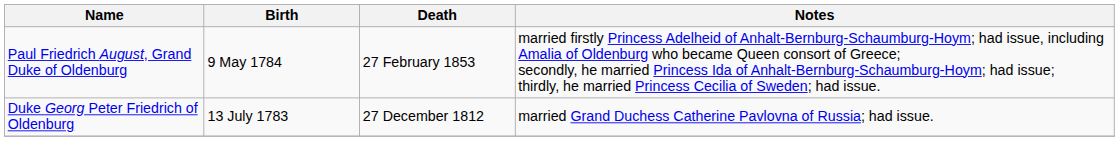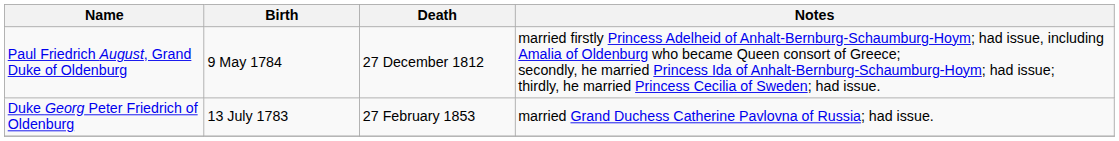(419, 62) 27 February 1853 -> (423, 62) 27 December 1812
(423, 117) 27 December 1812 -> (419, 117) 27 February 1853
